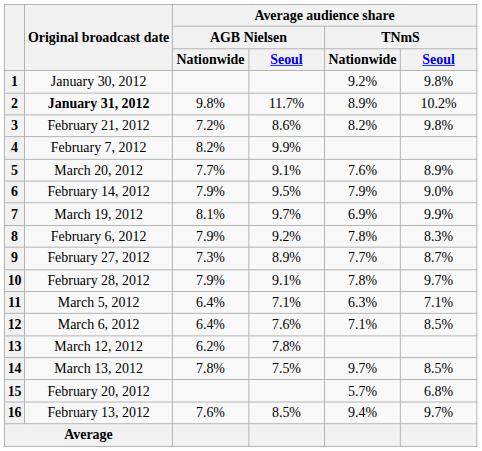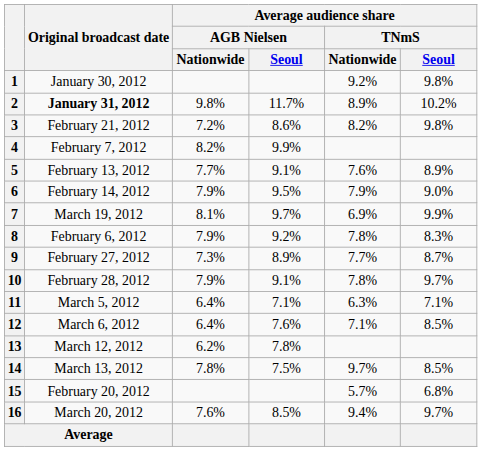(99, 170) March 20, 2012 -> (99, 170) February 13, 2012
(99, 412) February 13, 2012 -> (99, 412) March 20, 2012
